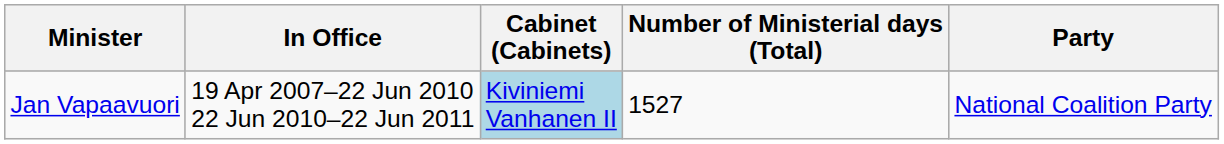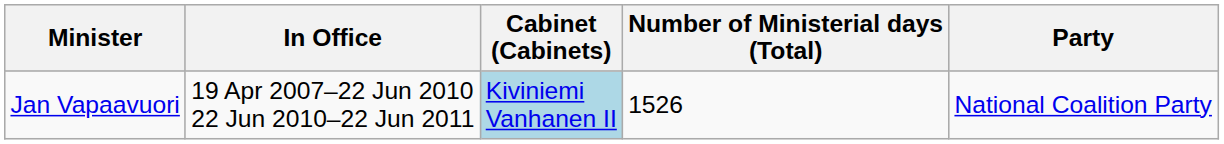(656, 104) 1527 -> (656, 104) 1526
